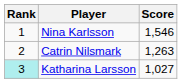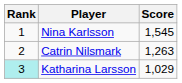(159, 32) 1,546 -> (159, 32) 1,545
(159, 69) 1,027 -> (159, 69) 1,029
